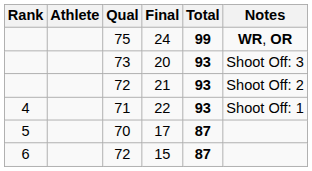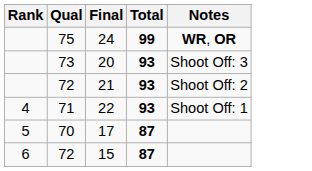- column: (75, 16)
